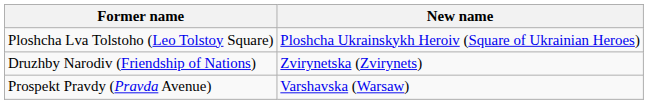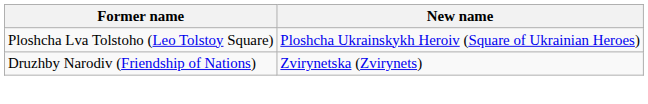- row: (110, 87)
